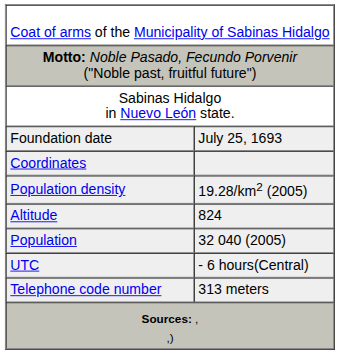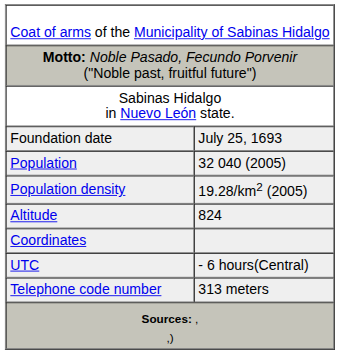rows swapped: (44, 241) <-> (48, 163)
